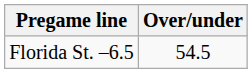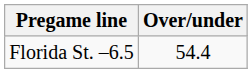(193, 52) 54.5 -> (193, 52) 54.4
